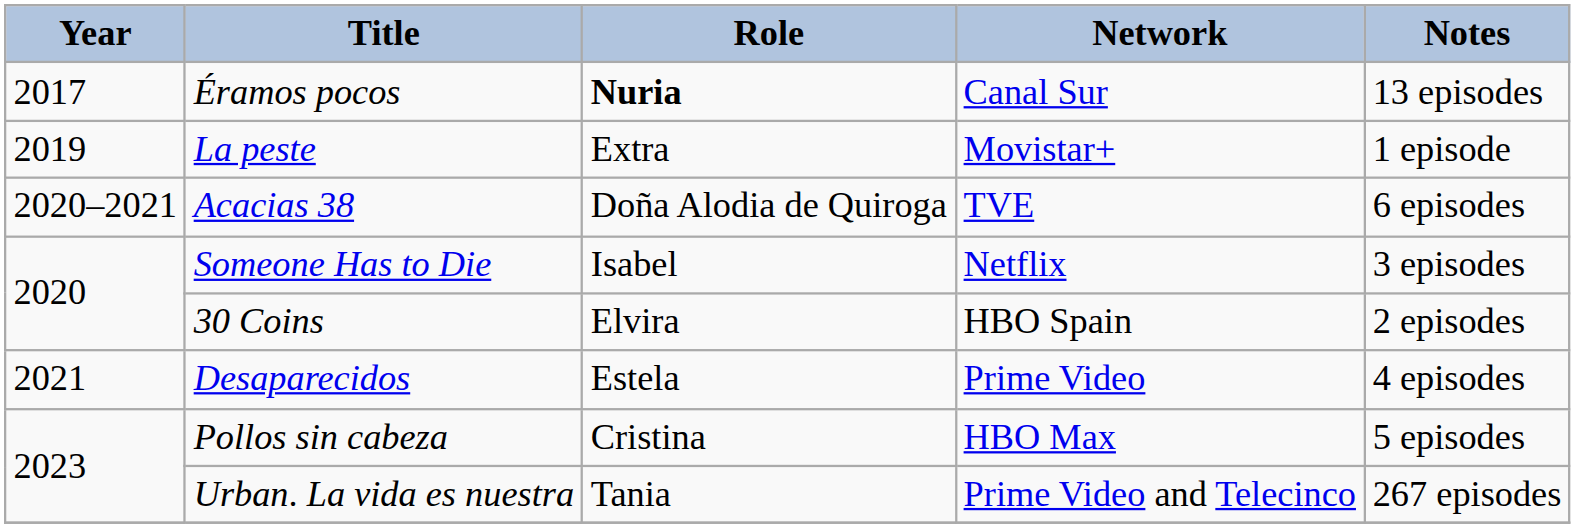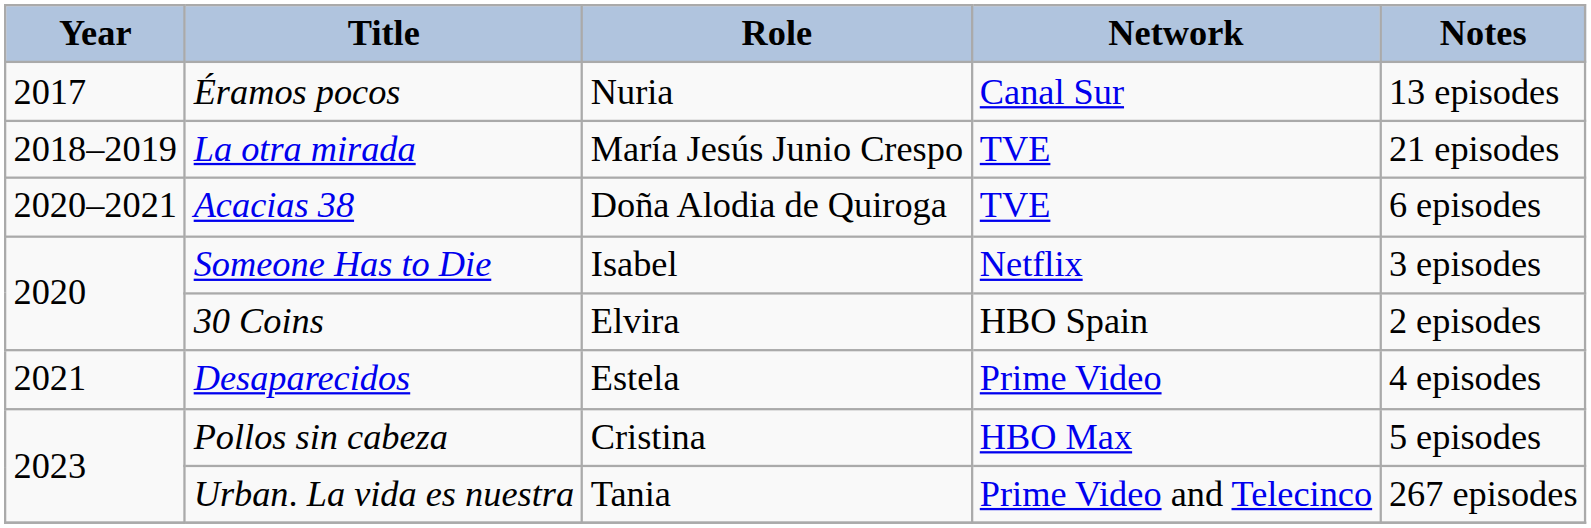(636, 90) bold -> (632, 90) normal
+ row: (305, 148)
- row: (255, 148)
